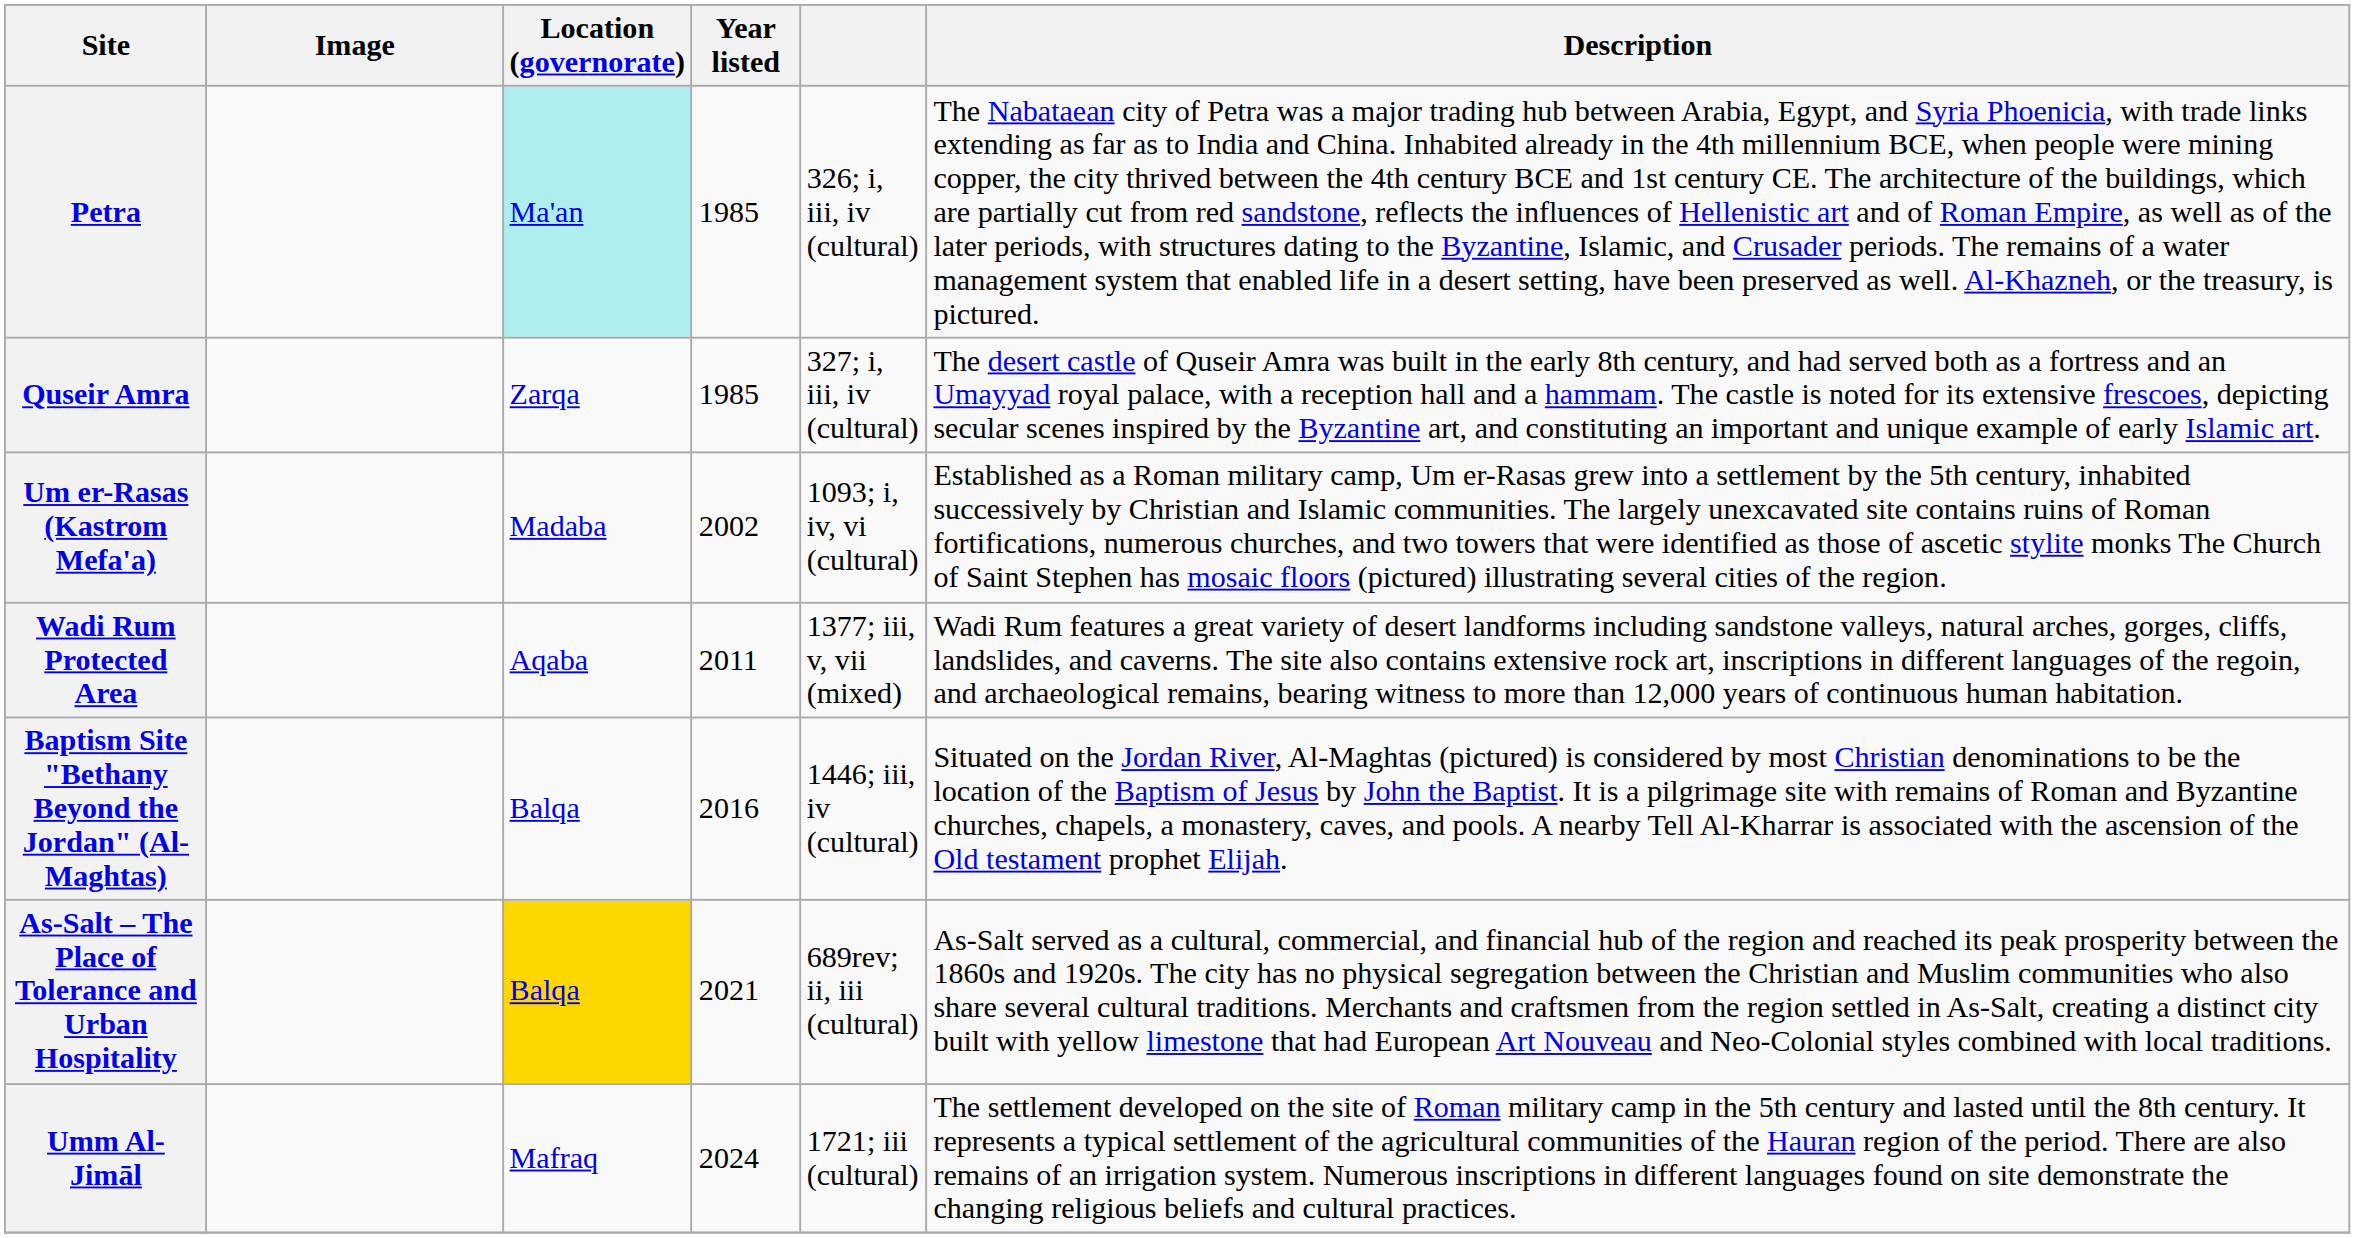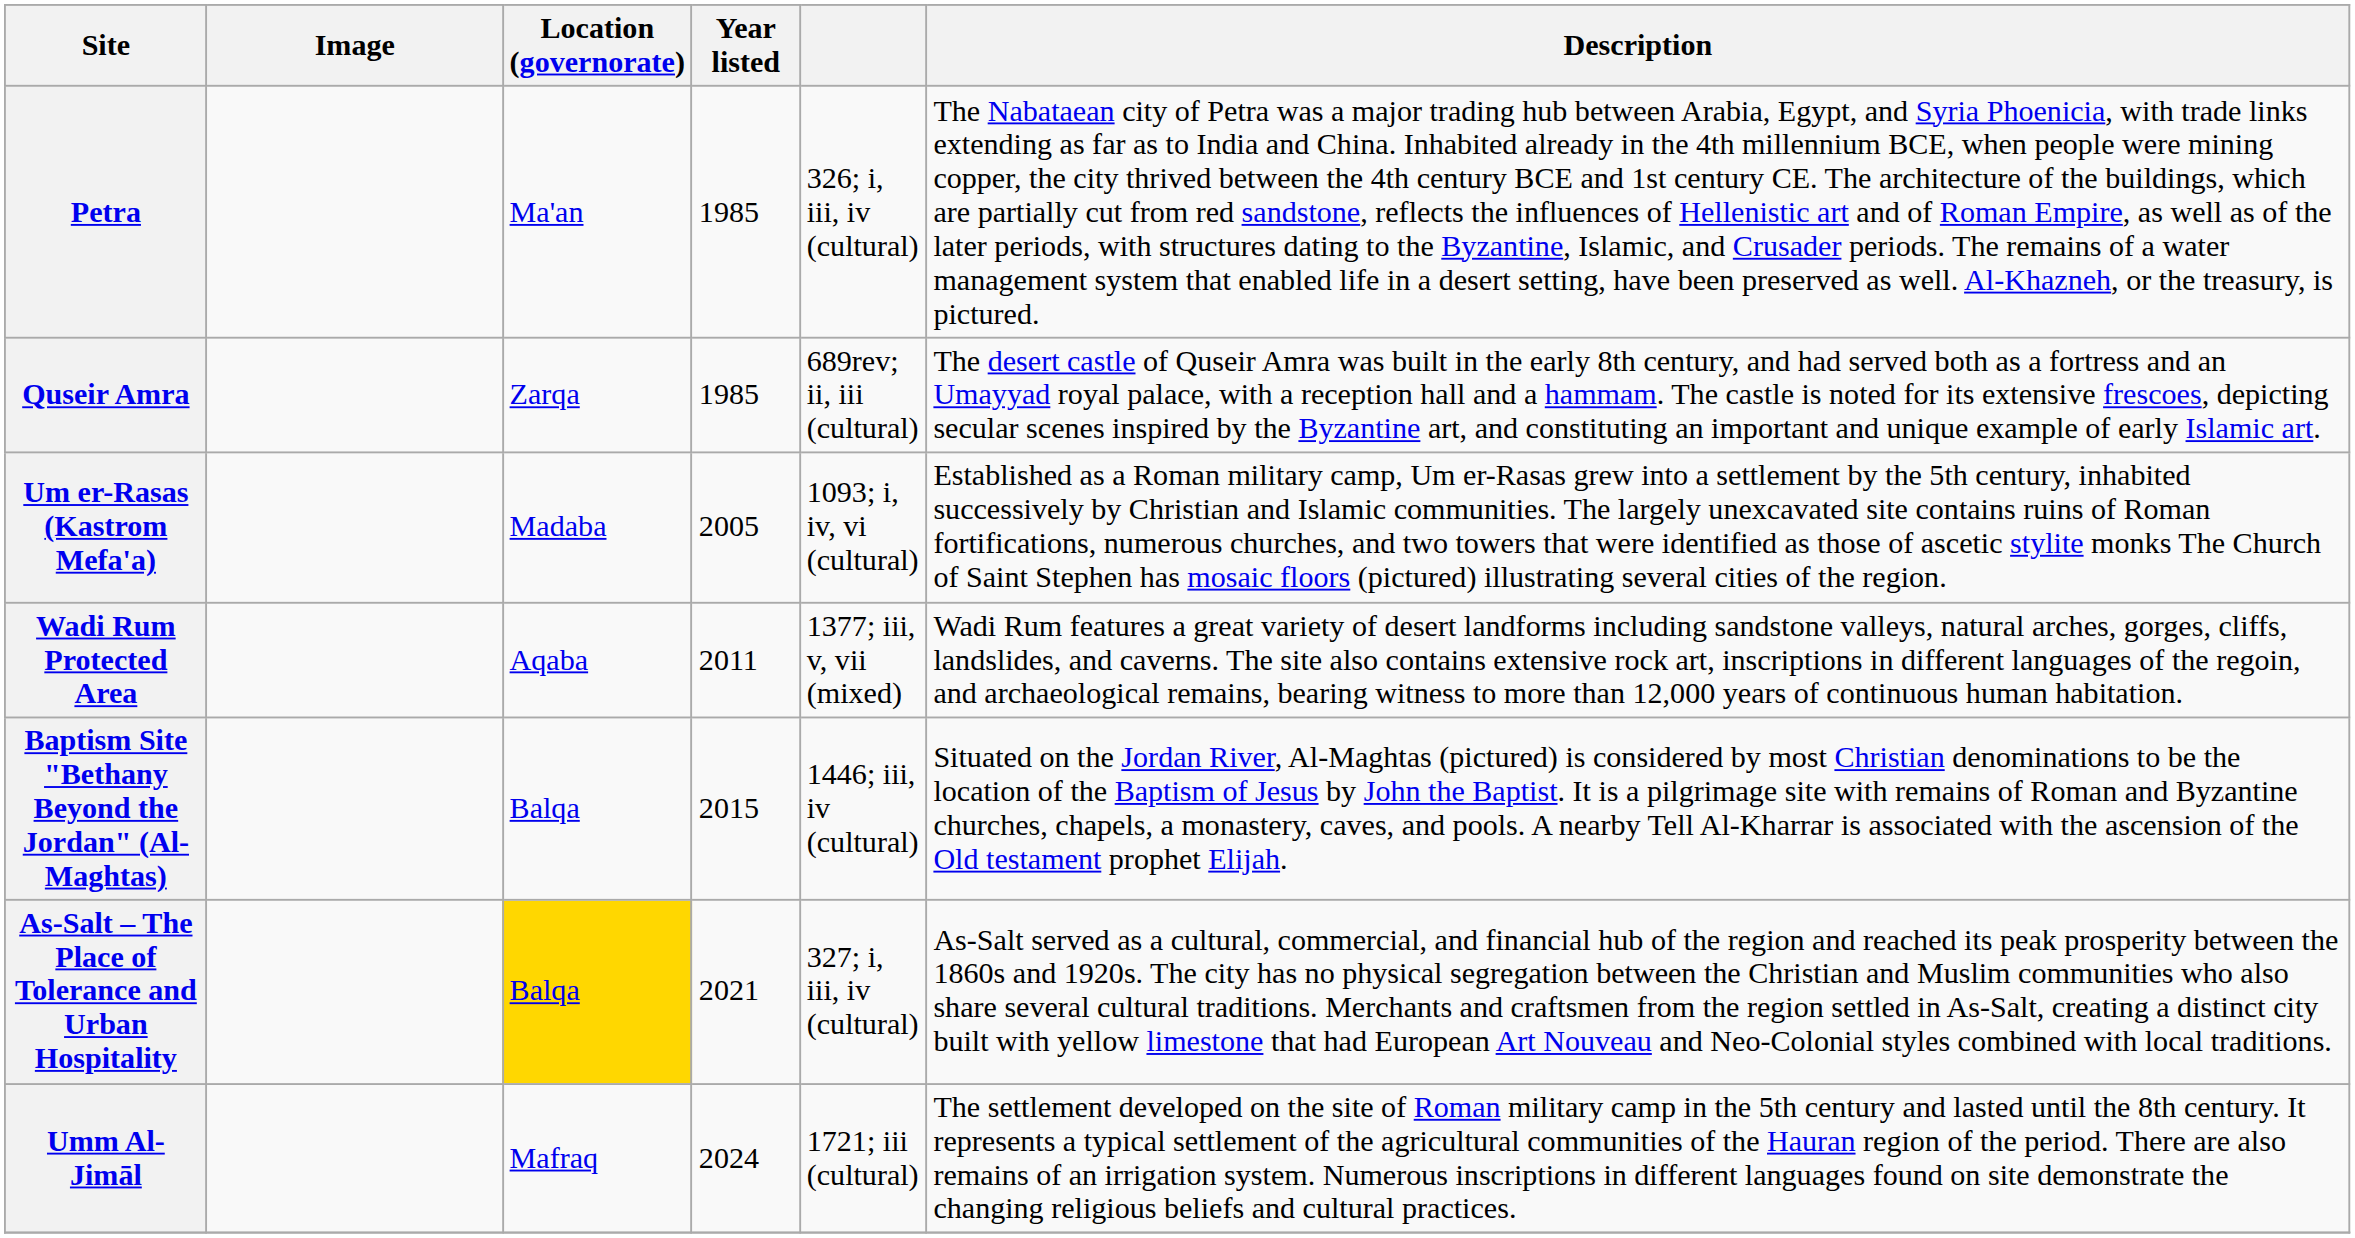(547, 211) paleturquoise background -> (547, 211) no background
(863, 394) 327; i, iii, iv (cultural) -> (863, 394) 689rev; ii, iii (cultural)
(729, 526) 2002 -> (729, 526) 2005
(729, 808) 2016 -> (729, 808) 2015
(863, 991) 689rev; ii, iii (cultural) -> (863, 991) 327; i, iii, iv (cultural)
